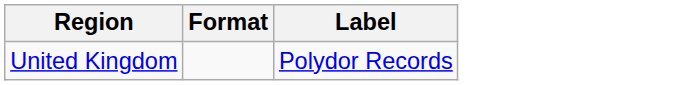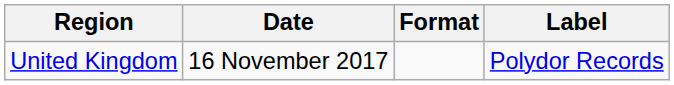+ column: (288, 23)
